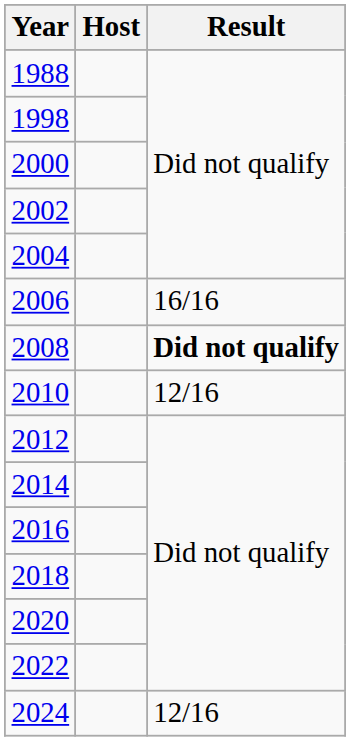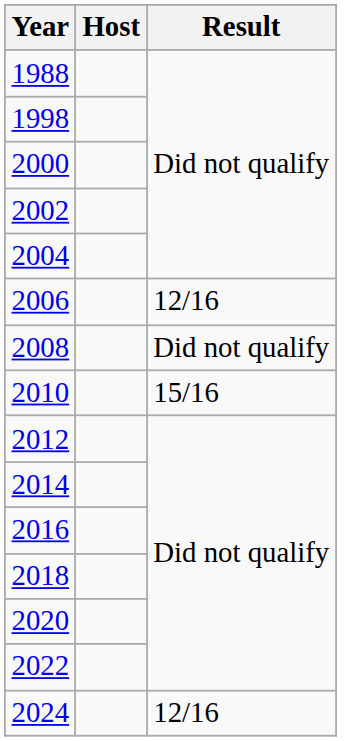(186, 301) 16/16 -> (186, 301) 12/16
(246, 347) bold -> (241, 347) normal
(186, 392) 12/16 -> (186, 392) 15/16
